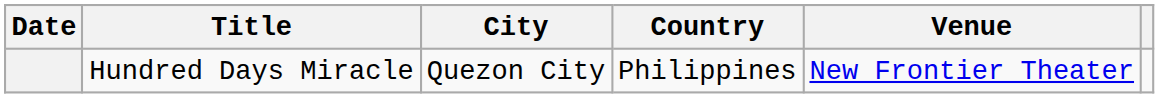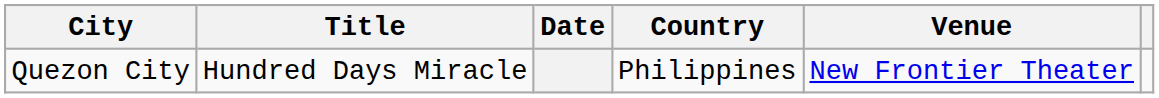columns swapped: (44, 27) <-> (516, 27)
